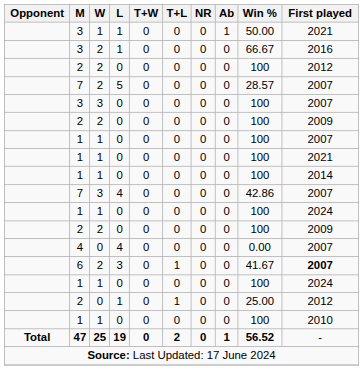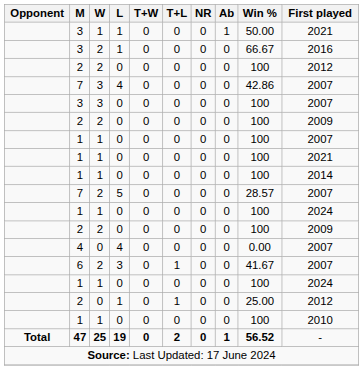rows swapped: (80, 193) <-> (80, 85)
(320, 265) bold -> (320, 265) normal
